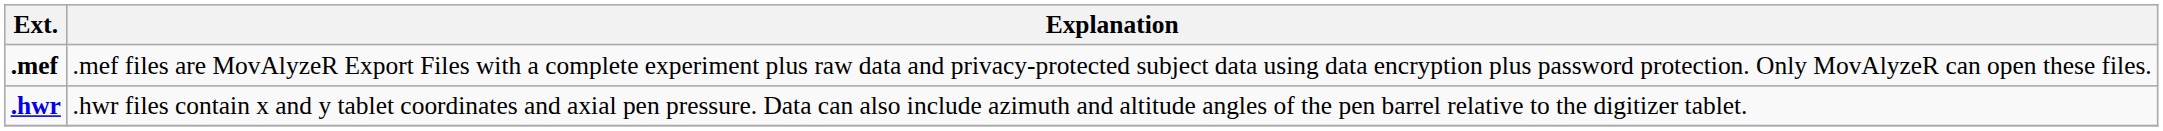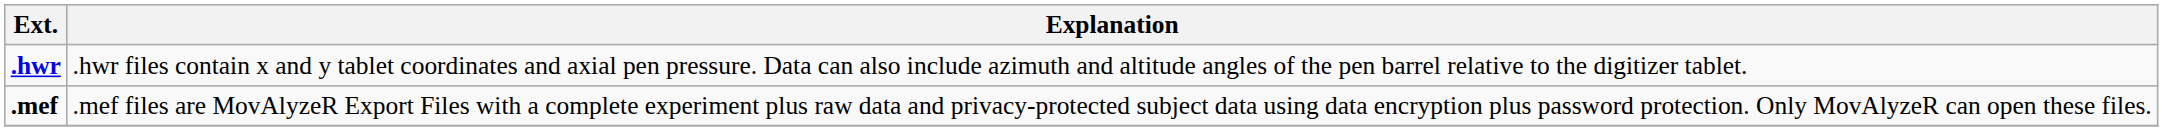rows swapped: (36, 105) <-> (34, 65)
